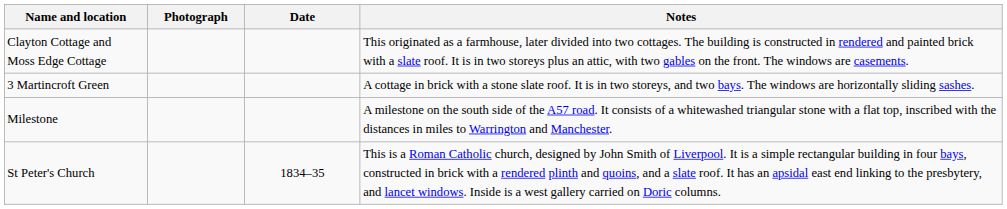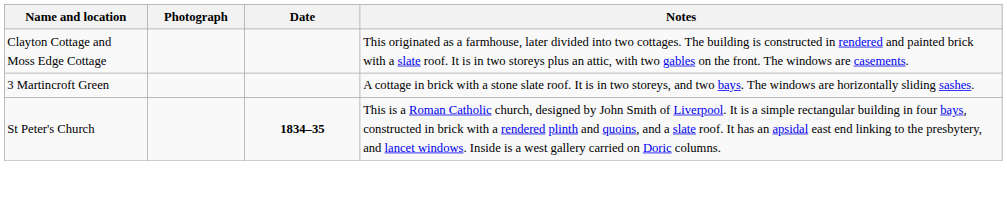- row: (33, 119)
(302, 172) normal -> (302, 129) bold
